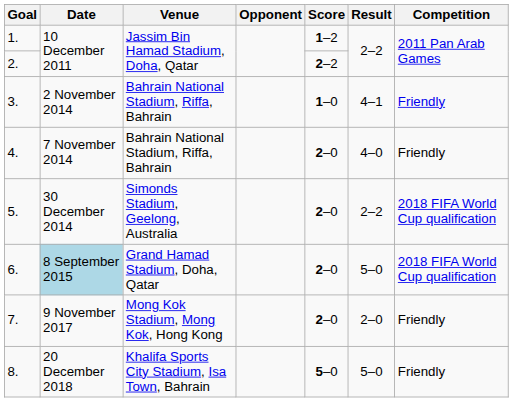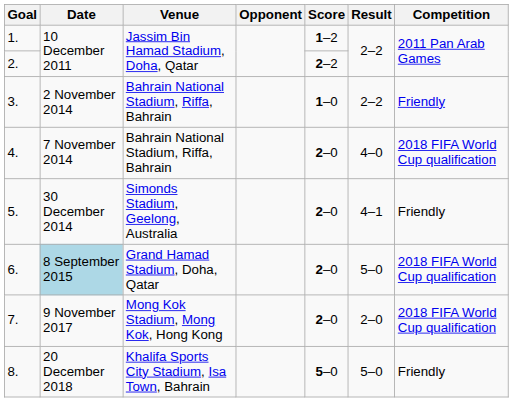(371, 101) 4–1 -> (371, 101) 2–2
(421, 152) Friendly -> (447, 152) 2018 FIFA World Cup qualification
(371, 211) 2–2 -> (371, 211) 4–1
(447, 211) 2018 FIFA World Cup qualification -> (421, 211) Friendly
(421, 320) Friendly -> (447, 320) 2018 FIFA World Cup qualification
